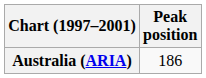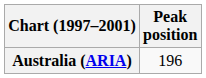(170, 60) 186 -> (170, 60) 196
